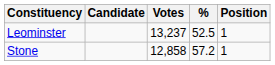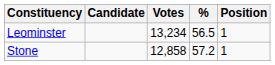(168, 32) 13,237 -> (168, 32) 13,234
(203, 32) 52.5 -> (203, 32) 56.5
